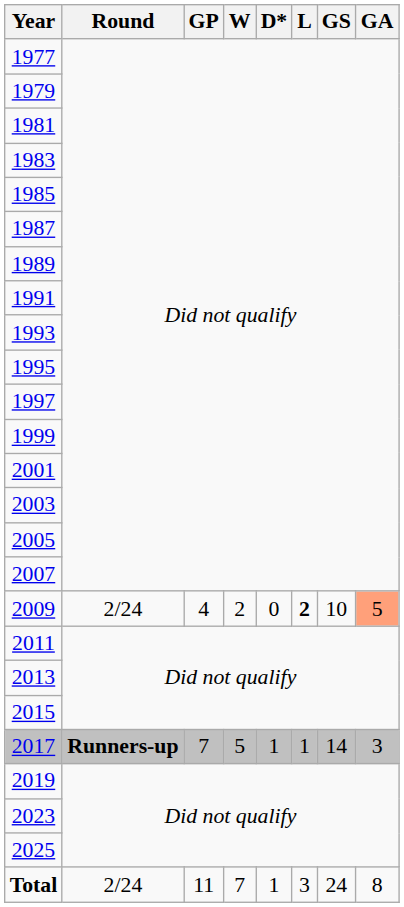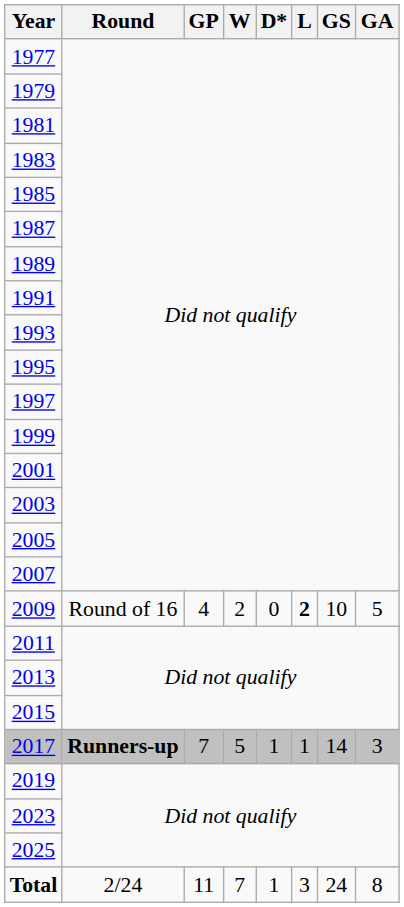(123, 608) 2/24 -> (123, 608) Round of 16
(377, 608) lightsalmon background -> (377, 608) no background
